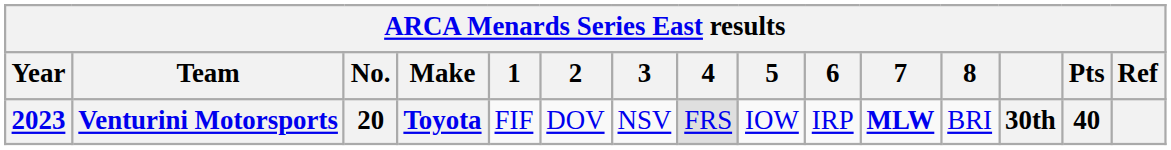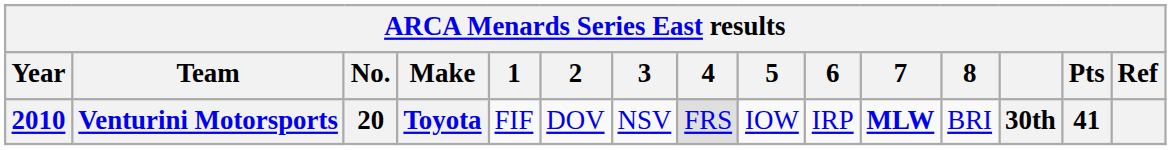(38, 120) 2023 -> (38, 120) 2010
(1087, 120) 40 -> (1087, 120) 41
